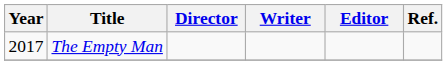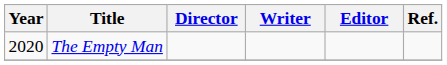(26, 45) 2017 -> (26, 45) 2020
